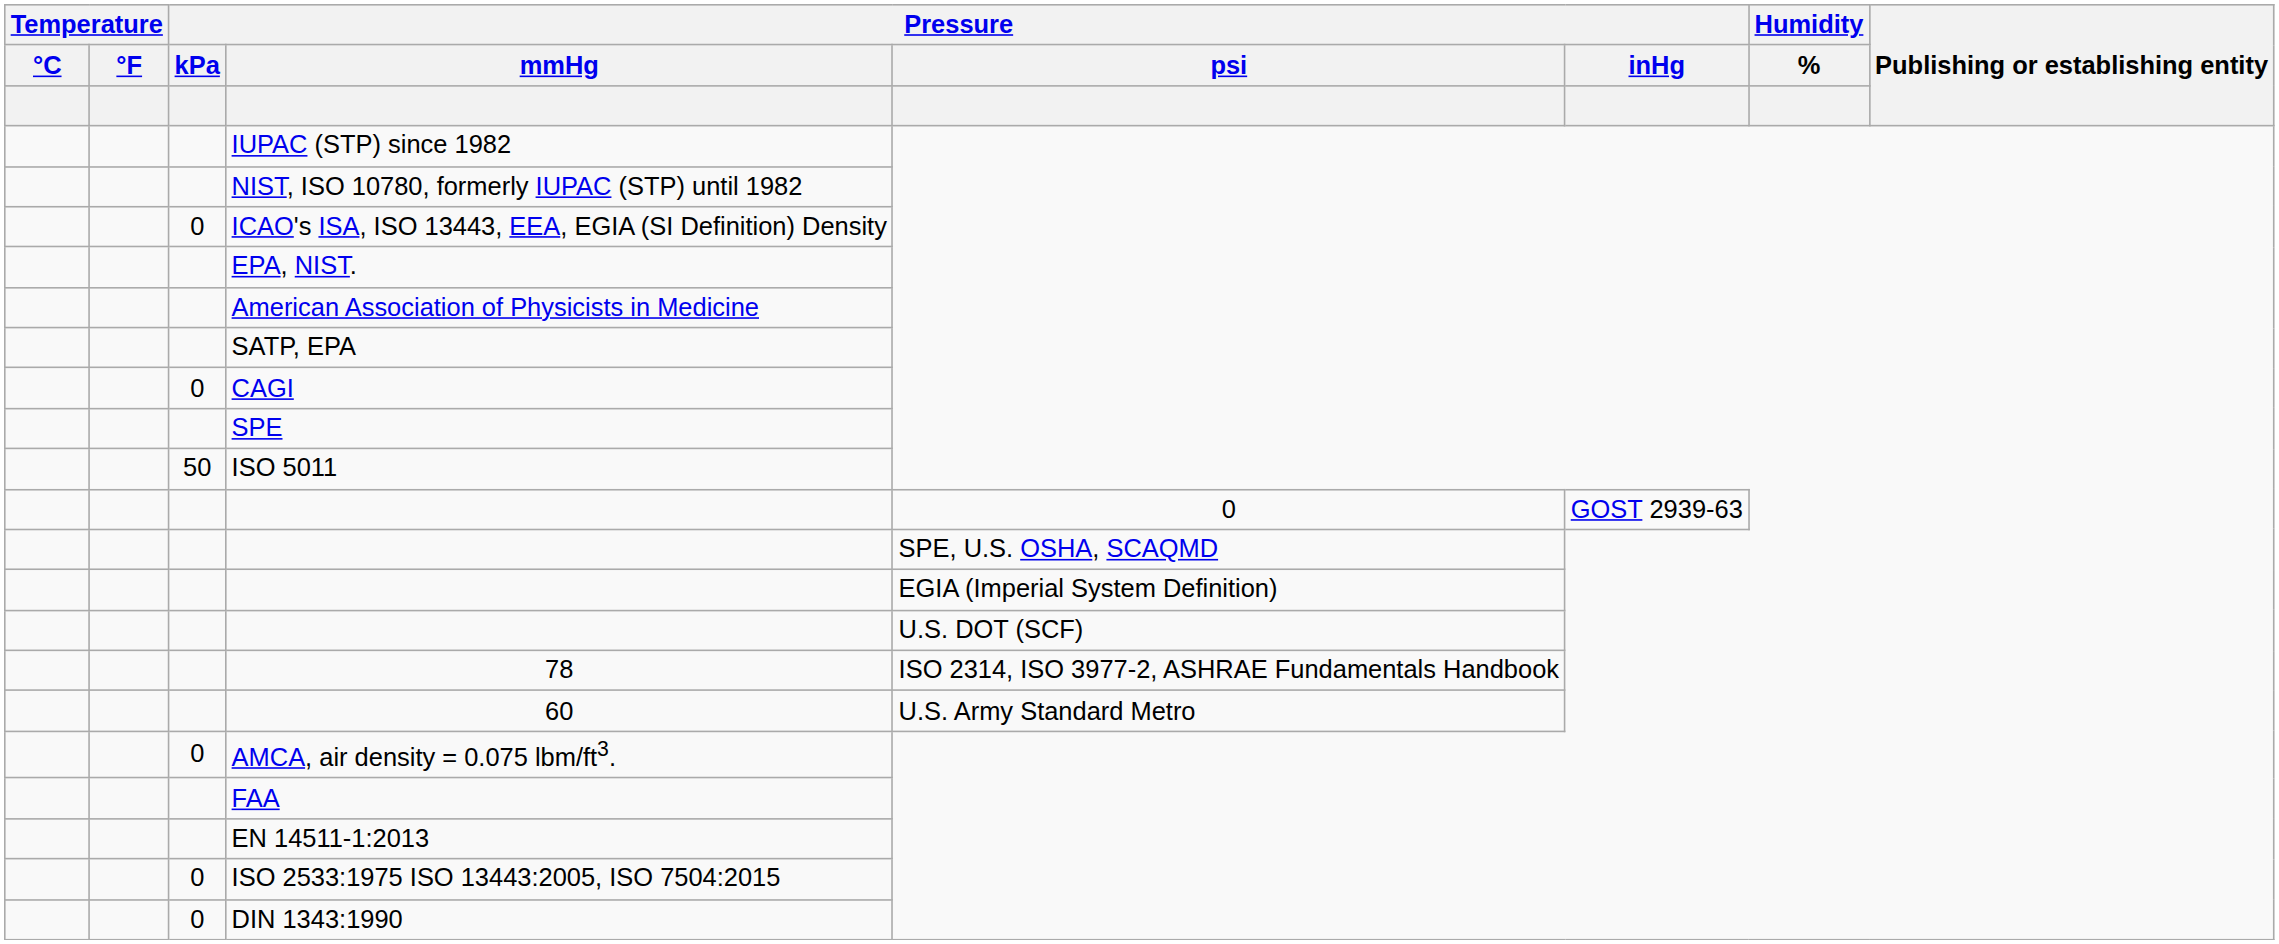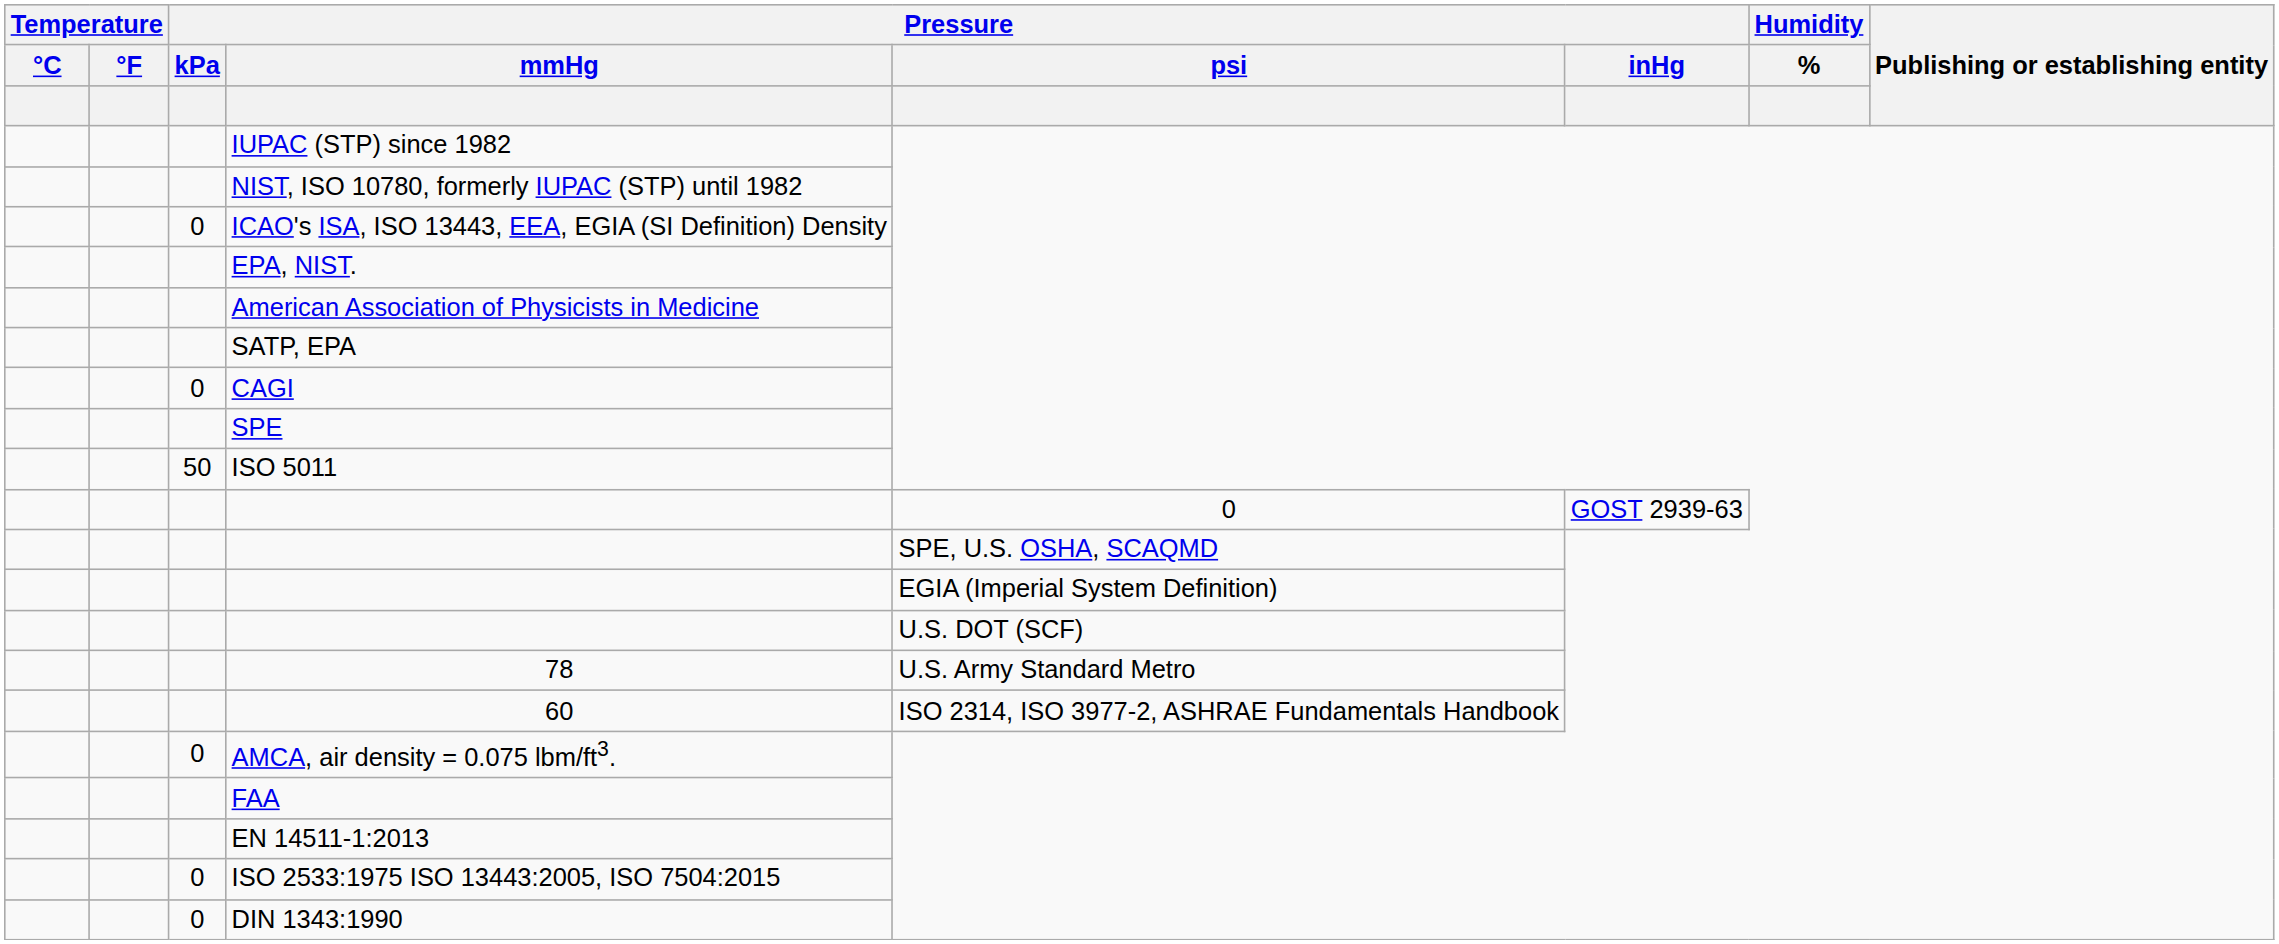(1229, 670) ISO 2314, ISO 3977-2, ASHRAE Fundamentals Handbook -> (1047, 670) U.S. Army Standard Metro
(1047, 710) U.S. Army Standard Metro -> (1229, 710) ISO 2314, ISO 3977-2, ASHRAE Fundamentals Handbook
